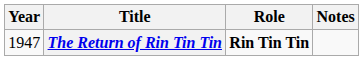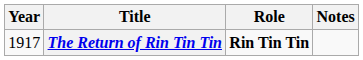(24, 42) 1947 -> (24, 42) 1917
